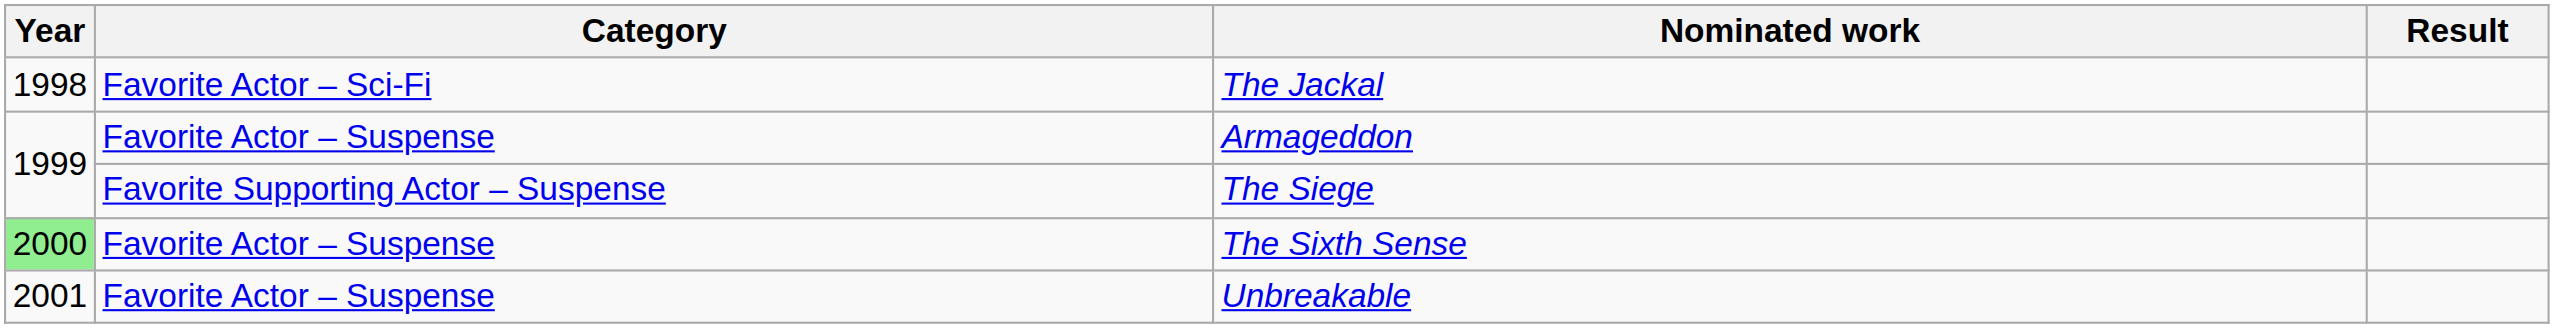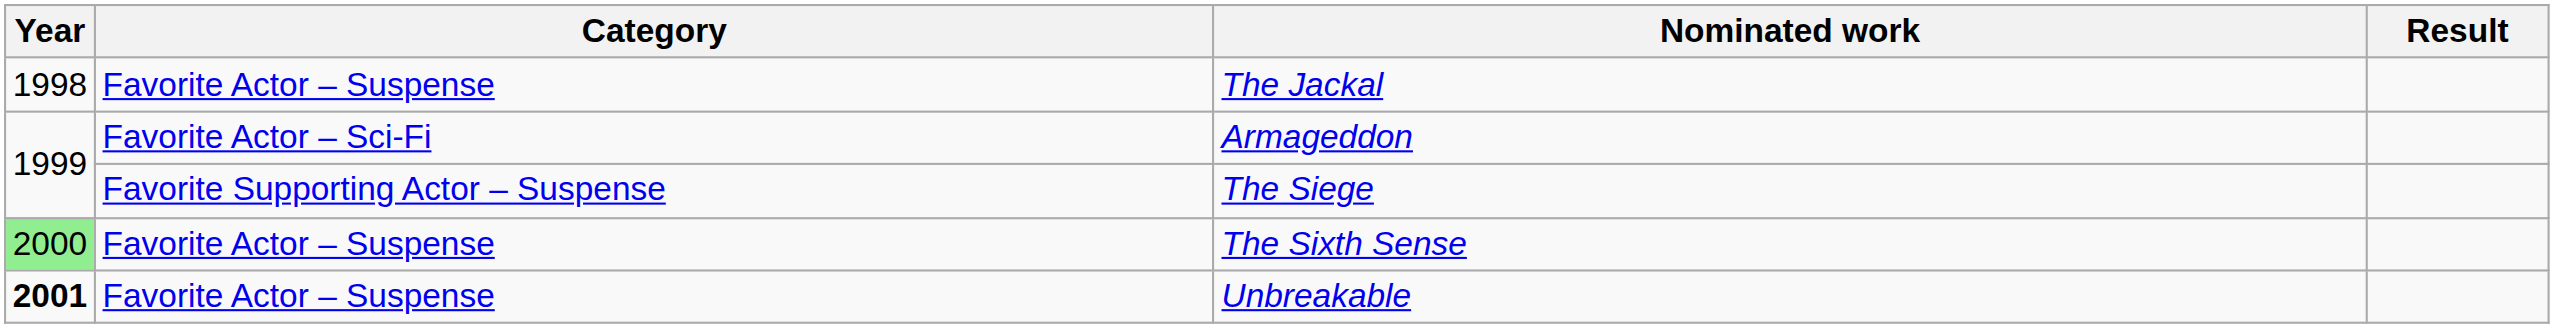(267, 84) Favorite Actor – Sci-Fi -> (299, 84) Favorite Actor – Suspense
(299, 137) Favorite Actor – Suspense -> (267, 137) Favorite Actor – Sci-Fi
(50, 296) normal -> (50, 296) bold
